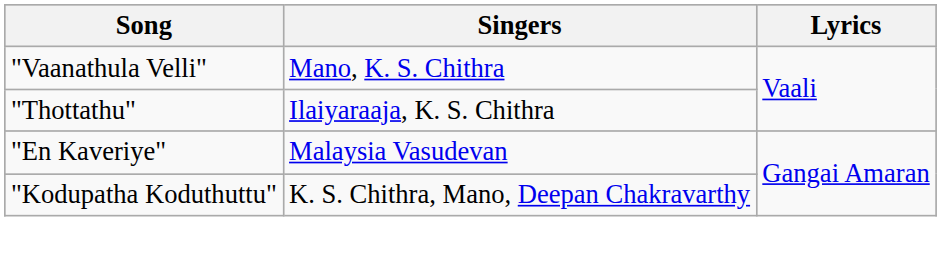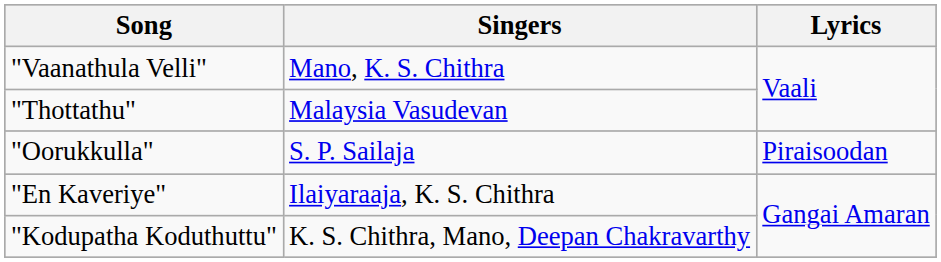(422, 109) Ilaiyaraaja, K. S. Chithra -> (398, 109) Malaysia Vasudevan
+ row: (82, 151)
(398, 151) Malaysia Vasudevan -> (422, 194) Ilaiyaraaja, K. S. Chithra
